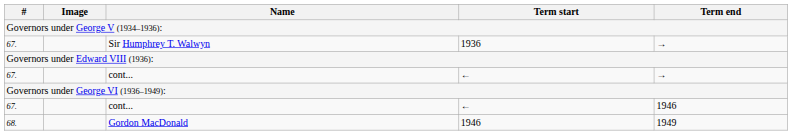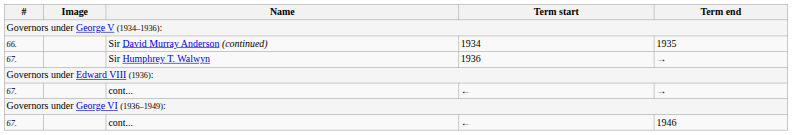+ row: (188, 43)
- row: (148, 122)
